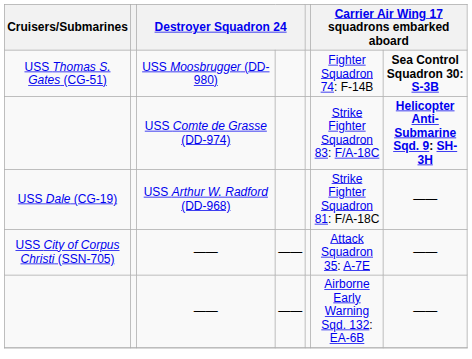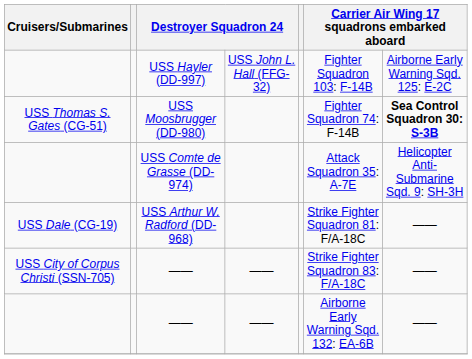+ row: (67, 73)
(347, 133) Strike Fighter Squadron 83: F/A-18C -> (343, 172) Attack Squadron 35: A-7E
(425, 133) bold -> (425, 172) normal
(347, 252) Attack Squadron 35: A-7E -> (343, 271) Strike Fighter Squadron 83: F/A-18C
